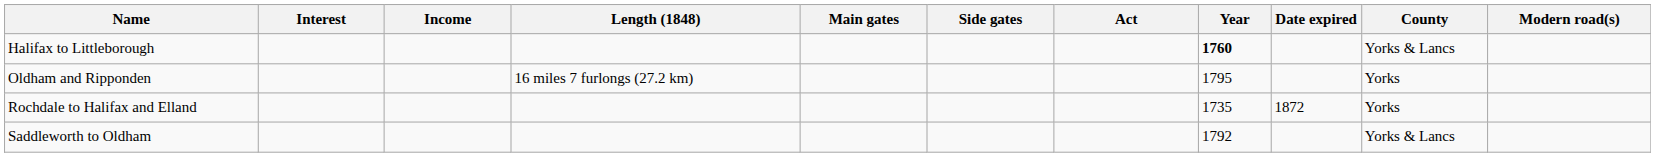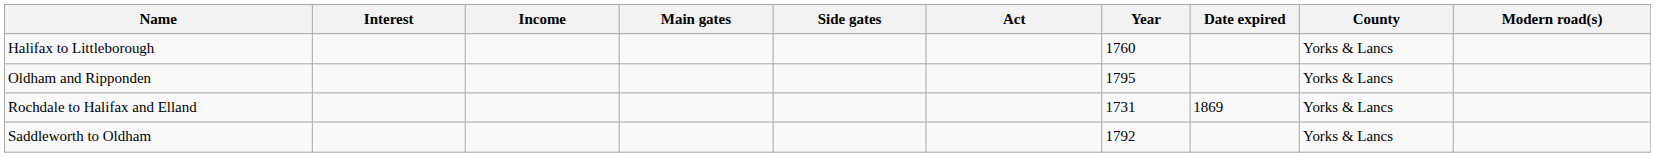- column: (656, 19)
(1217, 48) bold -> (1120, 48) normal
(1382, 78) Yorks -> (1348, 78) Yorks & Lancs
(1217, 107) 1735 -> (1120, 107) 1731
(1289, 107) 1872 -> (1208, 107) 1869
(1382, 107) Yorks -> (1348, 107) Yorks & Lancs
